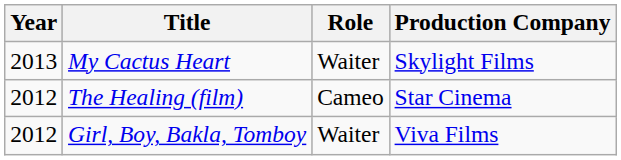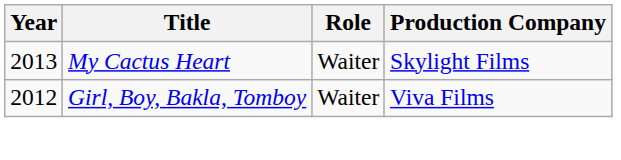- row: (156, 97)
